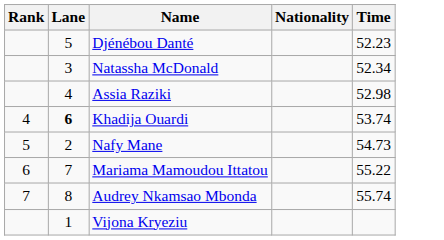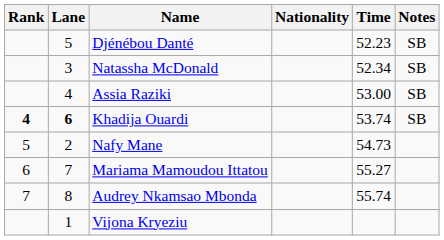+ column: (417, 17)
(374, 94) 52.98 -> (374, 94) 53.00
(26, 119) normal -> (26, 119) bold
(374, 170) 55.22 -> (374, 170) 55.27
